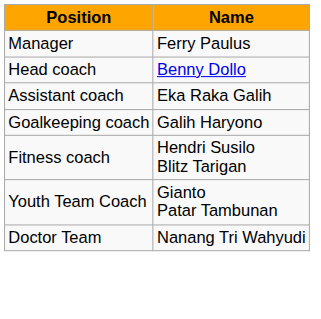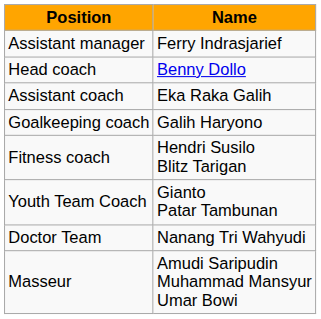- row: (41, 43)
+ row: (77, 43)
+ row: (40, 282)
